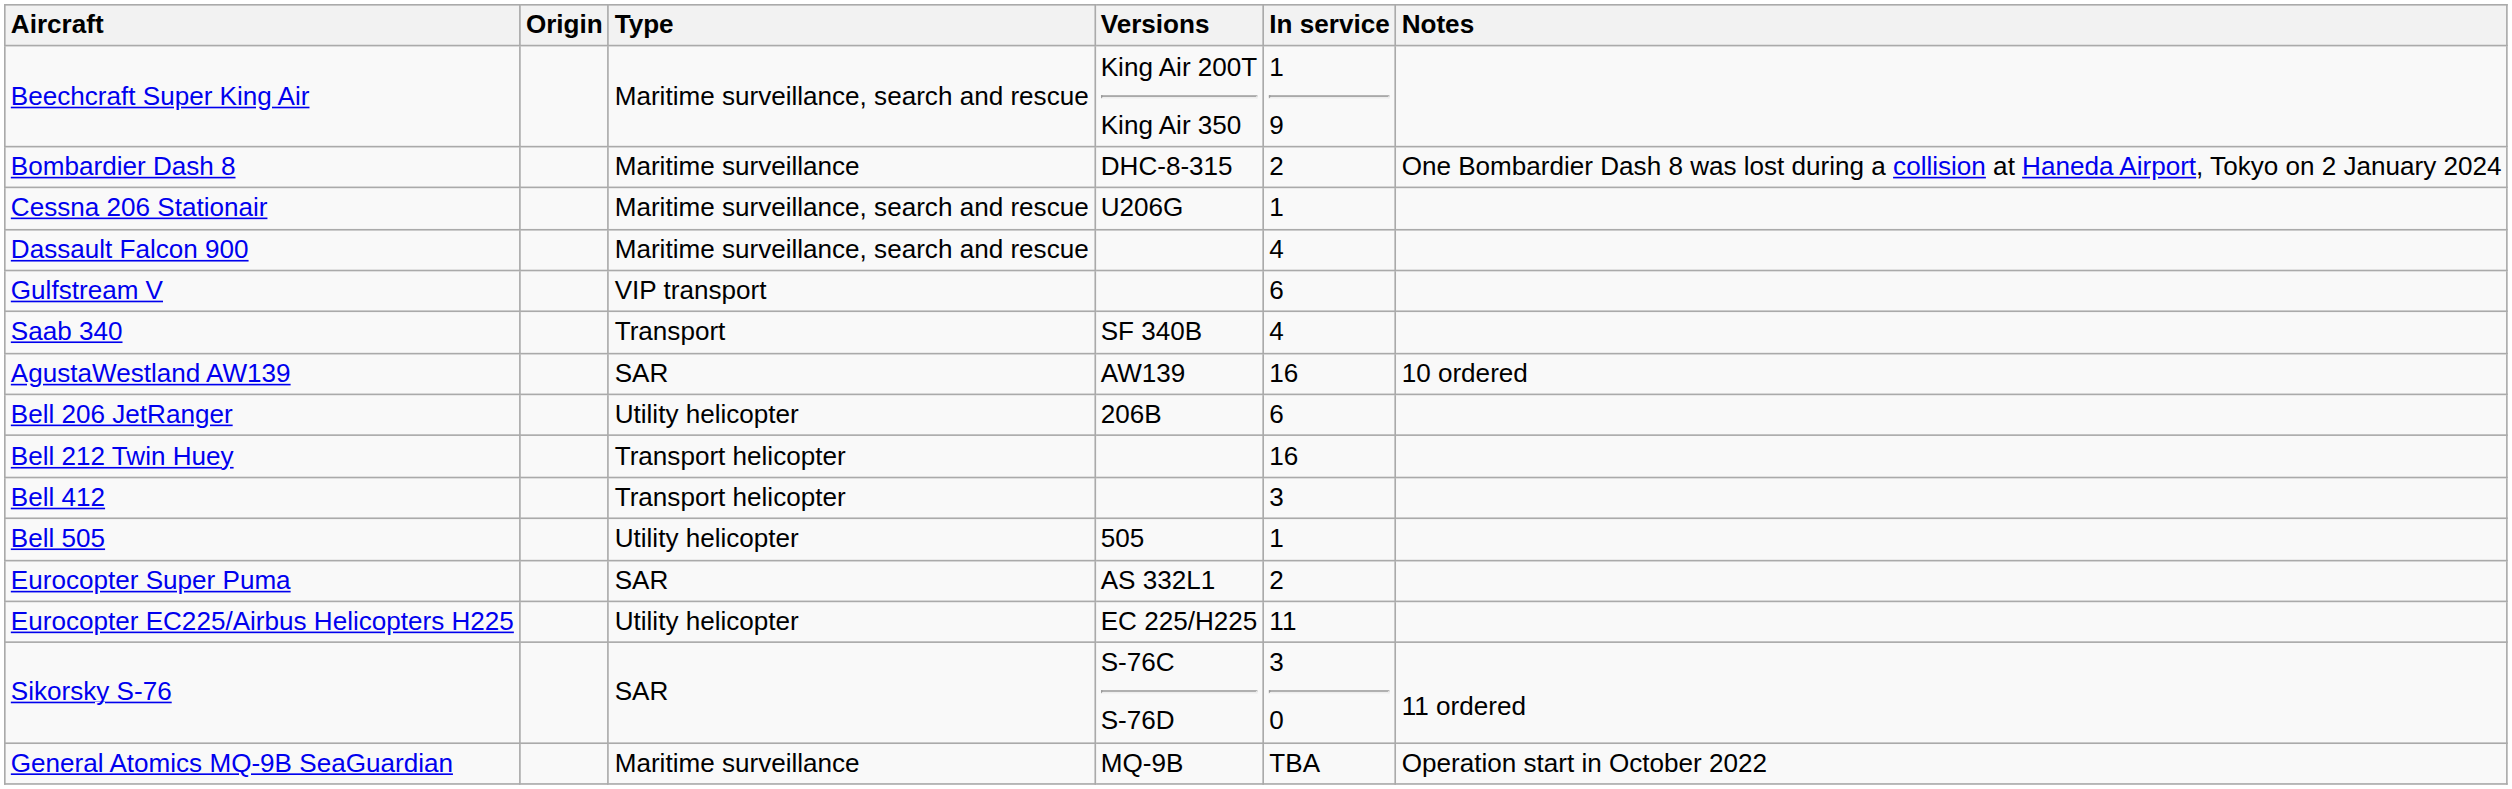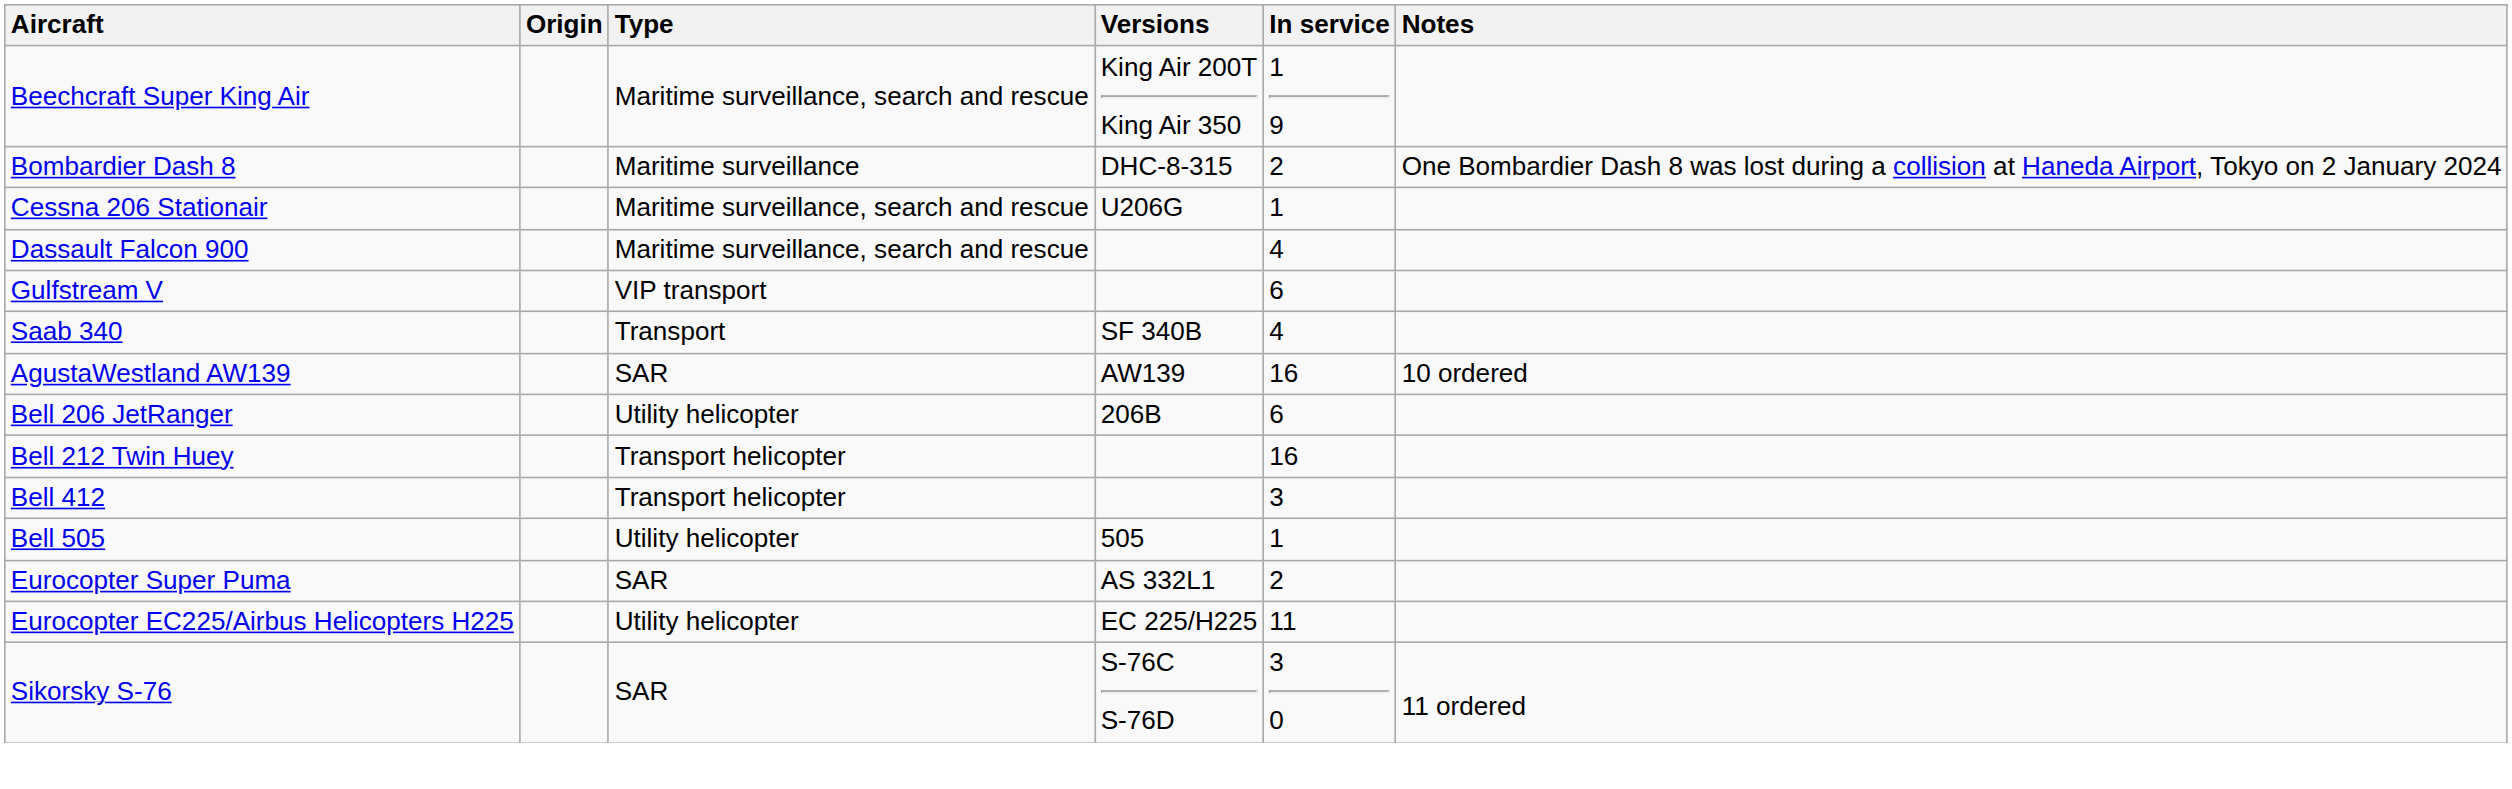- row: (232, 762)
